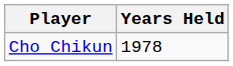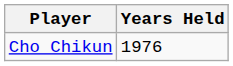(142, 47) 1978 -> (142, 47) 1976
